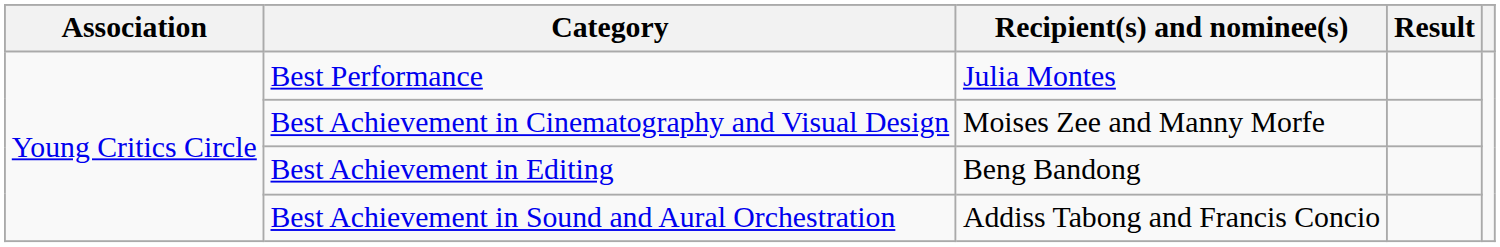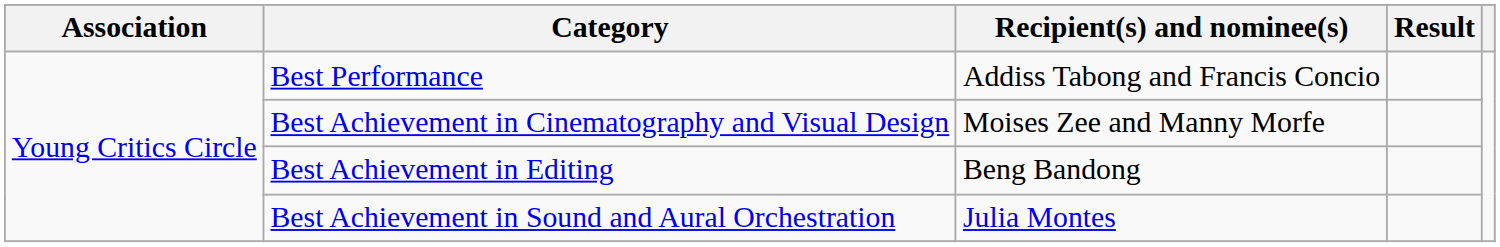(1039, 75) Julia Montes -> (1172, 75) Addiss Tabong and Francis Concio
(1172, 216) Addiss Tabong and Francis Concio -> (1039, 216) Julia Montes
